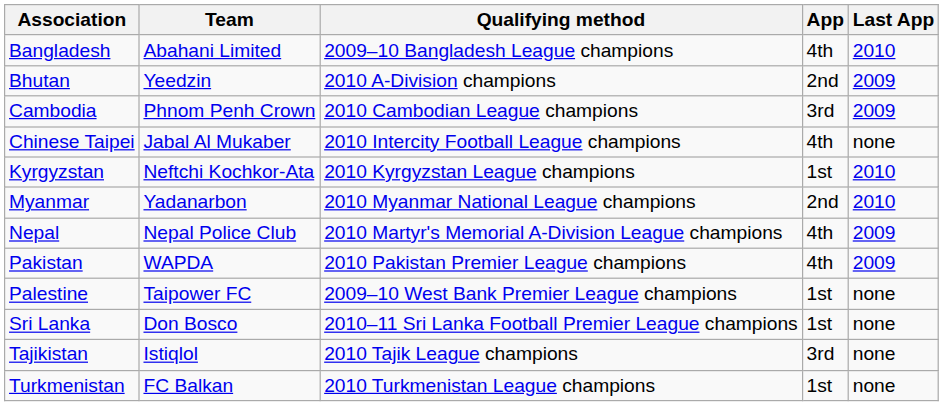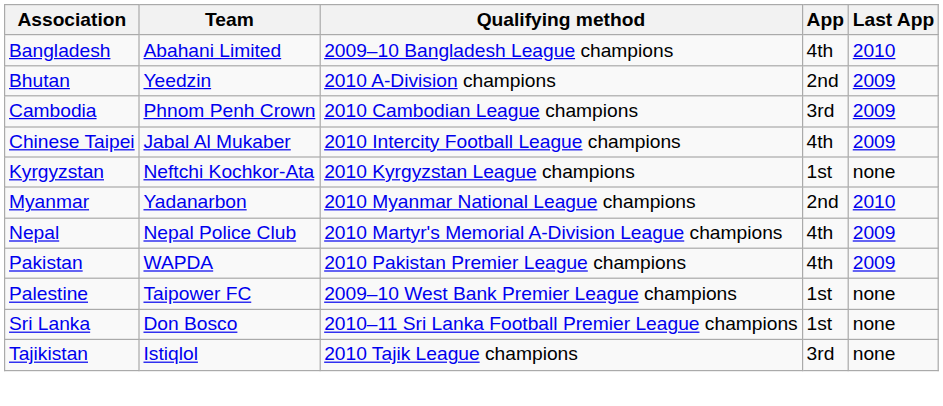(874, 141) none -> (874, 141) 2009
(874, 171) 2010 -> (874, 171) none
- row: (67, 385)
